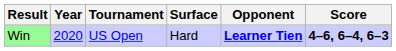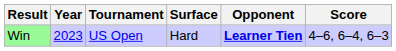(68, 35) 2020 -> (68, 35) 2023
(349, 35) bold -> (349, 35) normal
